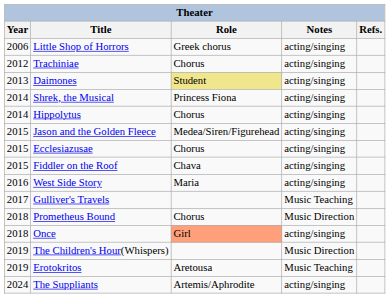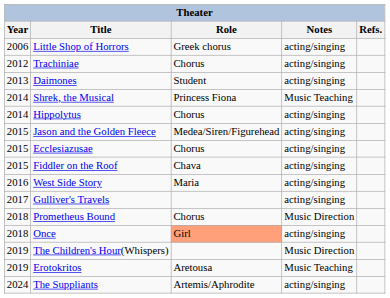(190, 81) khaki background -> (190, 81) no background
(315, 98) acting/singing -> (319, 98) Music Teaching
(319, 200) Music Teaching -> (315, 200) acting/singing
